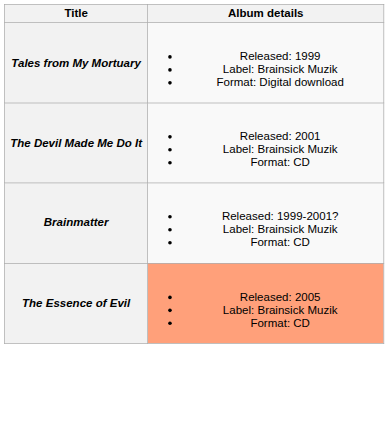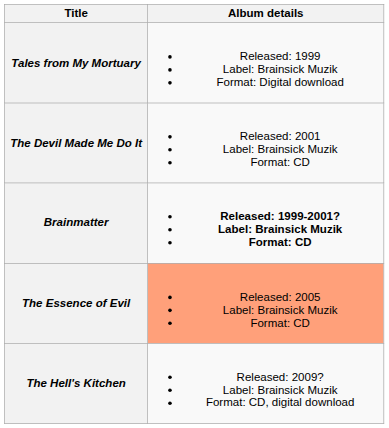(266, 230) normal -> (266, 230) bold
+ row: (76, 383)
